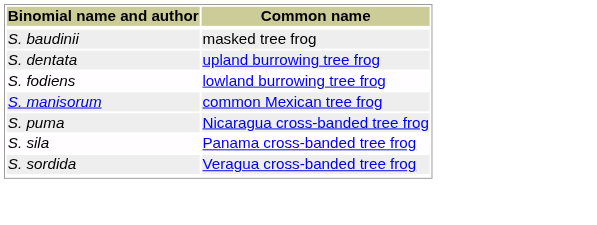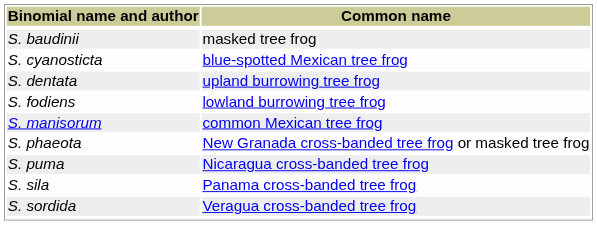+ row: (55, 60)
+ row: (45, 143)
